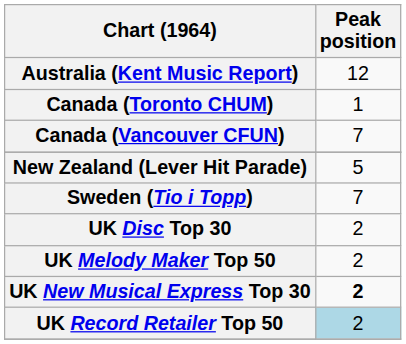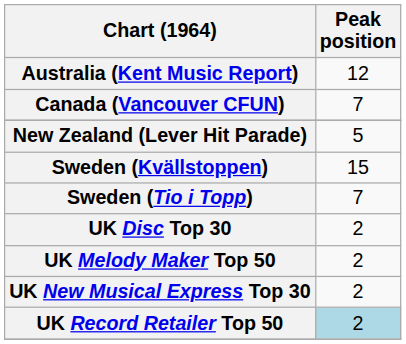- row: (160, 104)
+ row: (160, 167)
(358, 291) bold -> (358, 291) normal
